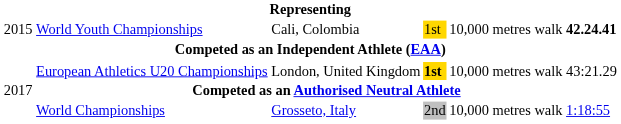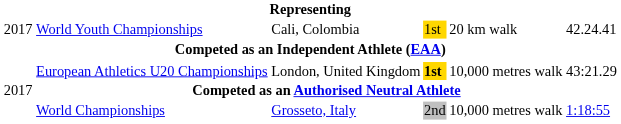(18, 29) 2015 -> (18, 29) 2017
(506, 29) 10,000 metres walk -> (483, 29) 20 km walk
(591, 29) bold -> (591, 29) normal
